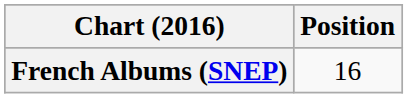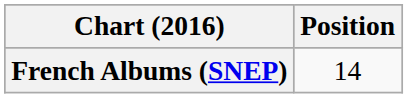(348, 69) 16 -> (348, 69) 14
